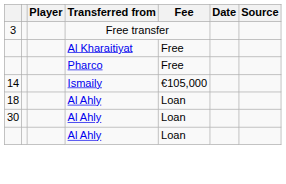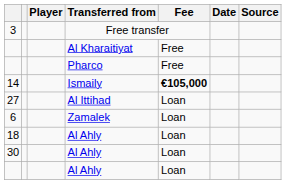(184, 83) normal -> (184, 83) bold
+ row: (13, 100)
+ row: (13, 118)
